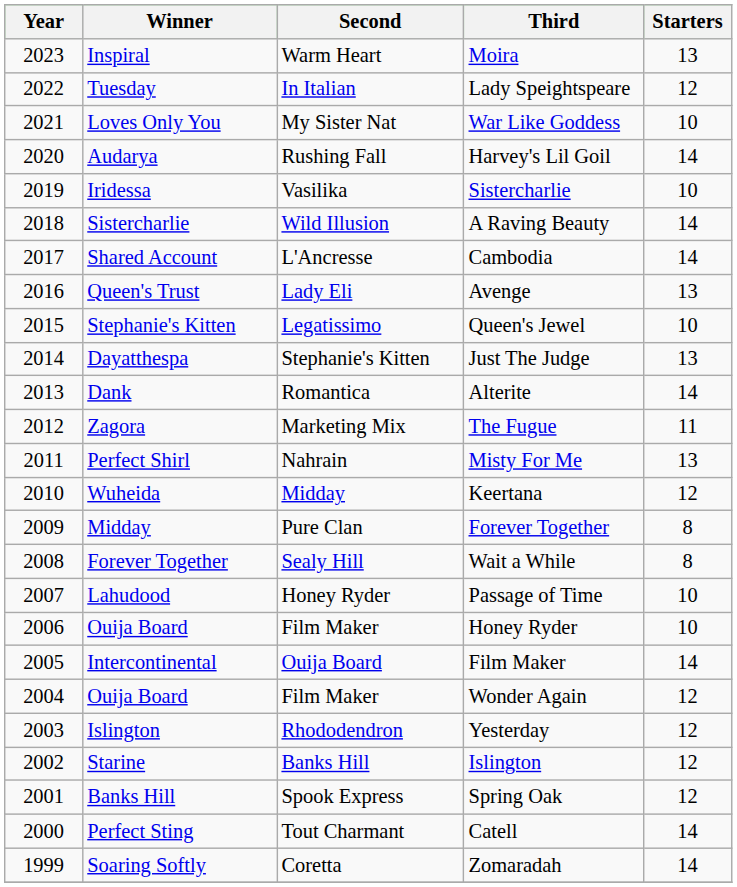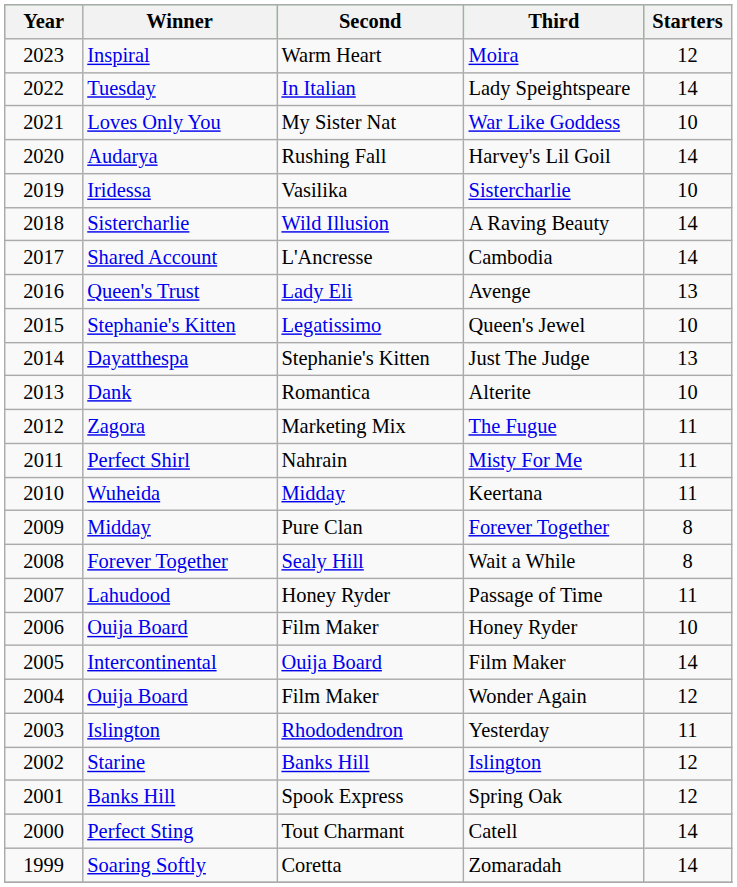(688, 55) 13 -> (688, 55) 12
(688, 89) 12 -> (688, 89) 14
(688, 392) 14 -> (688, 392) 10
(688, 460) 13 -> (688, 460) 11
(688, 493) 12 -> (688, 493) 11
(688, 595) 10 -> (688, 595) 11
(688, 729) 12 -> (688, 729) 11
